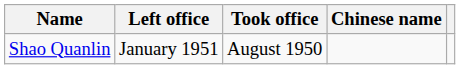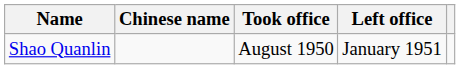columns swapped: (386, 19) <-> (169, 19)
